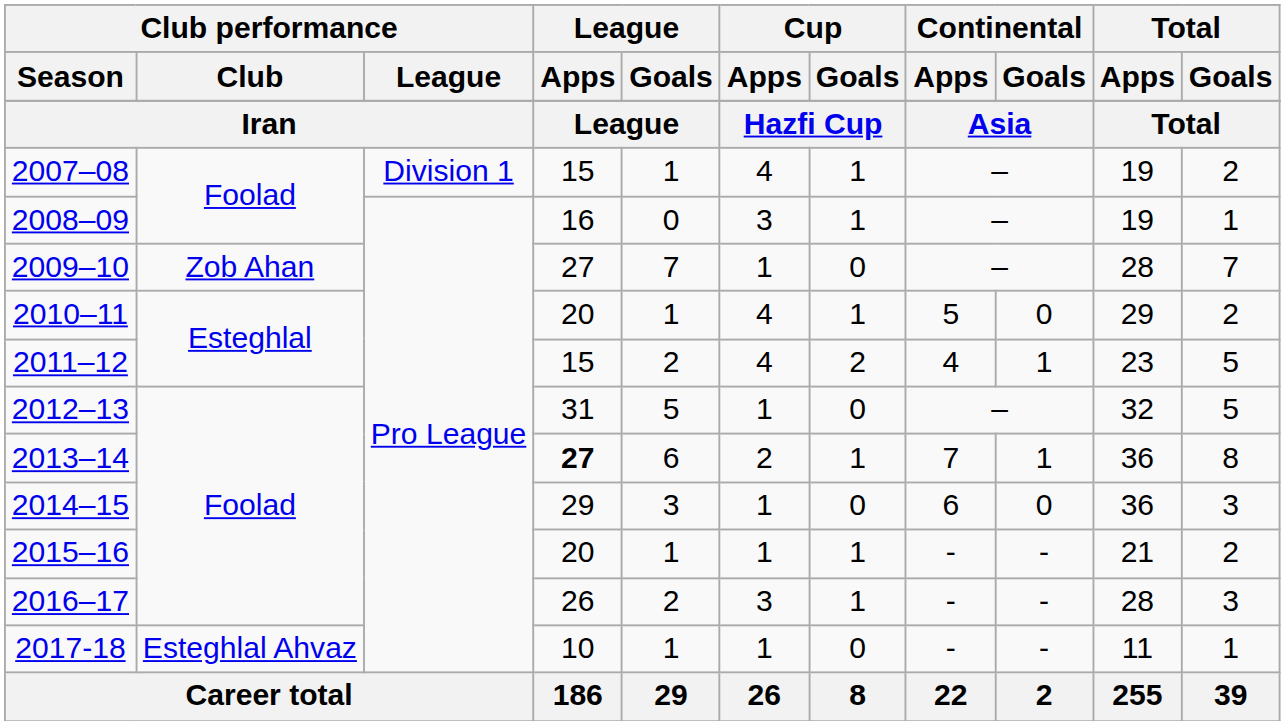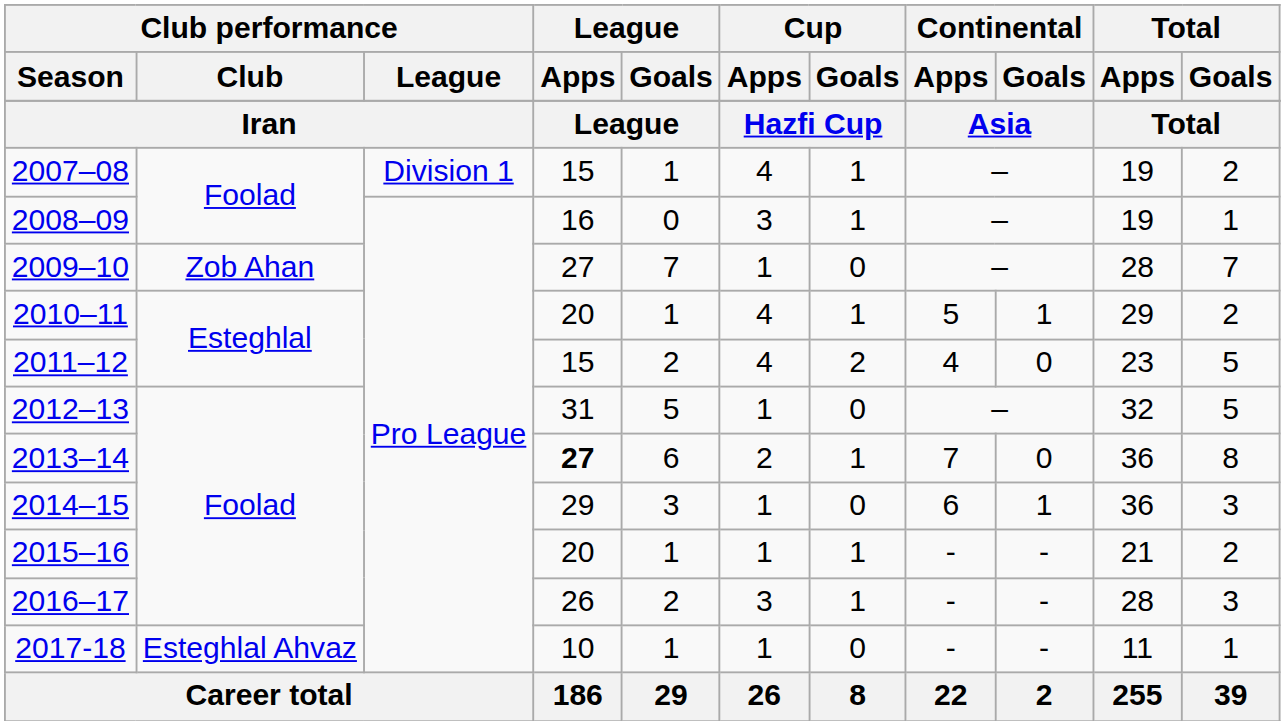(1044, 314) 0 -> (1044, 314) 1
(1044, 362) 1 -> (1044, 362) 0
(1044, 457) 1 -> (1044, 457) 0
(1044, 505) 0 -> (1044, 505) 1
